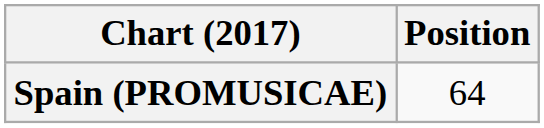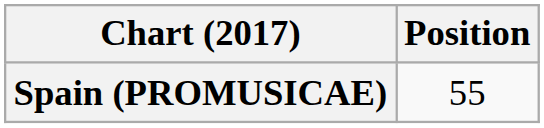(467, 91) 64 -> (467, 91) 55
